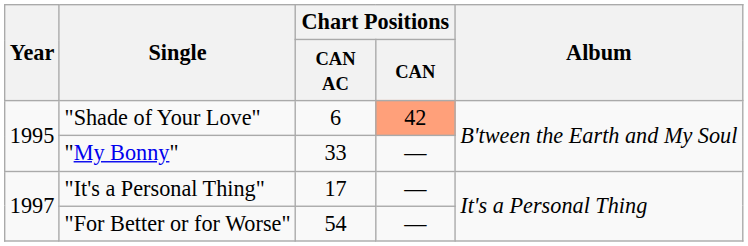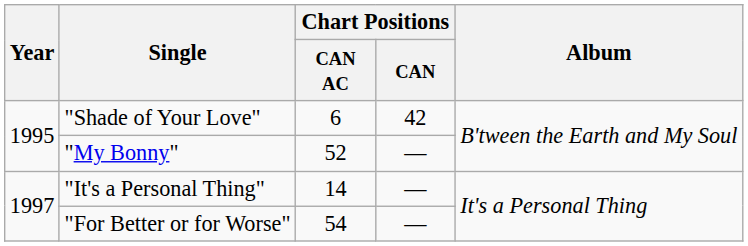(415, 117) lightsalmon background -> (415, 117) no background
(336, 152) 33 -> (336, 152) 52
(336, 188) 17 -> (336, 188) 14
